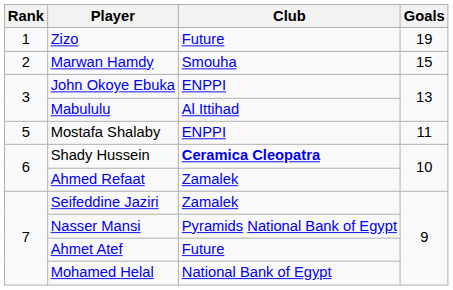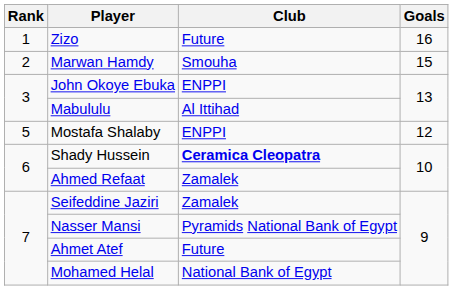(424, 39) 19 -> (424, 39) 16
(424, 132) 11 -> (424, 132) 12
